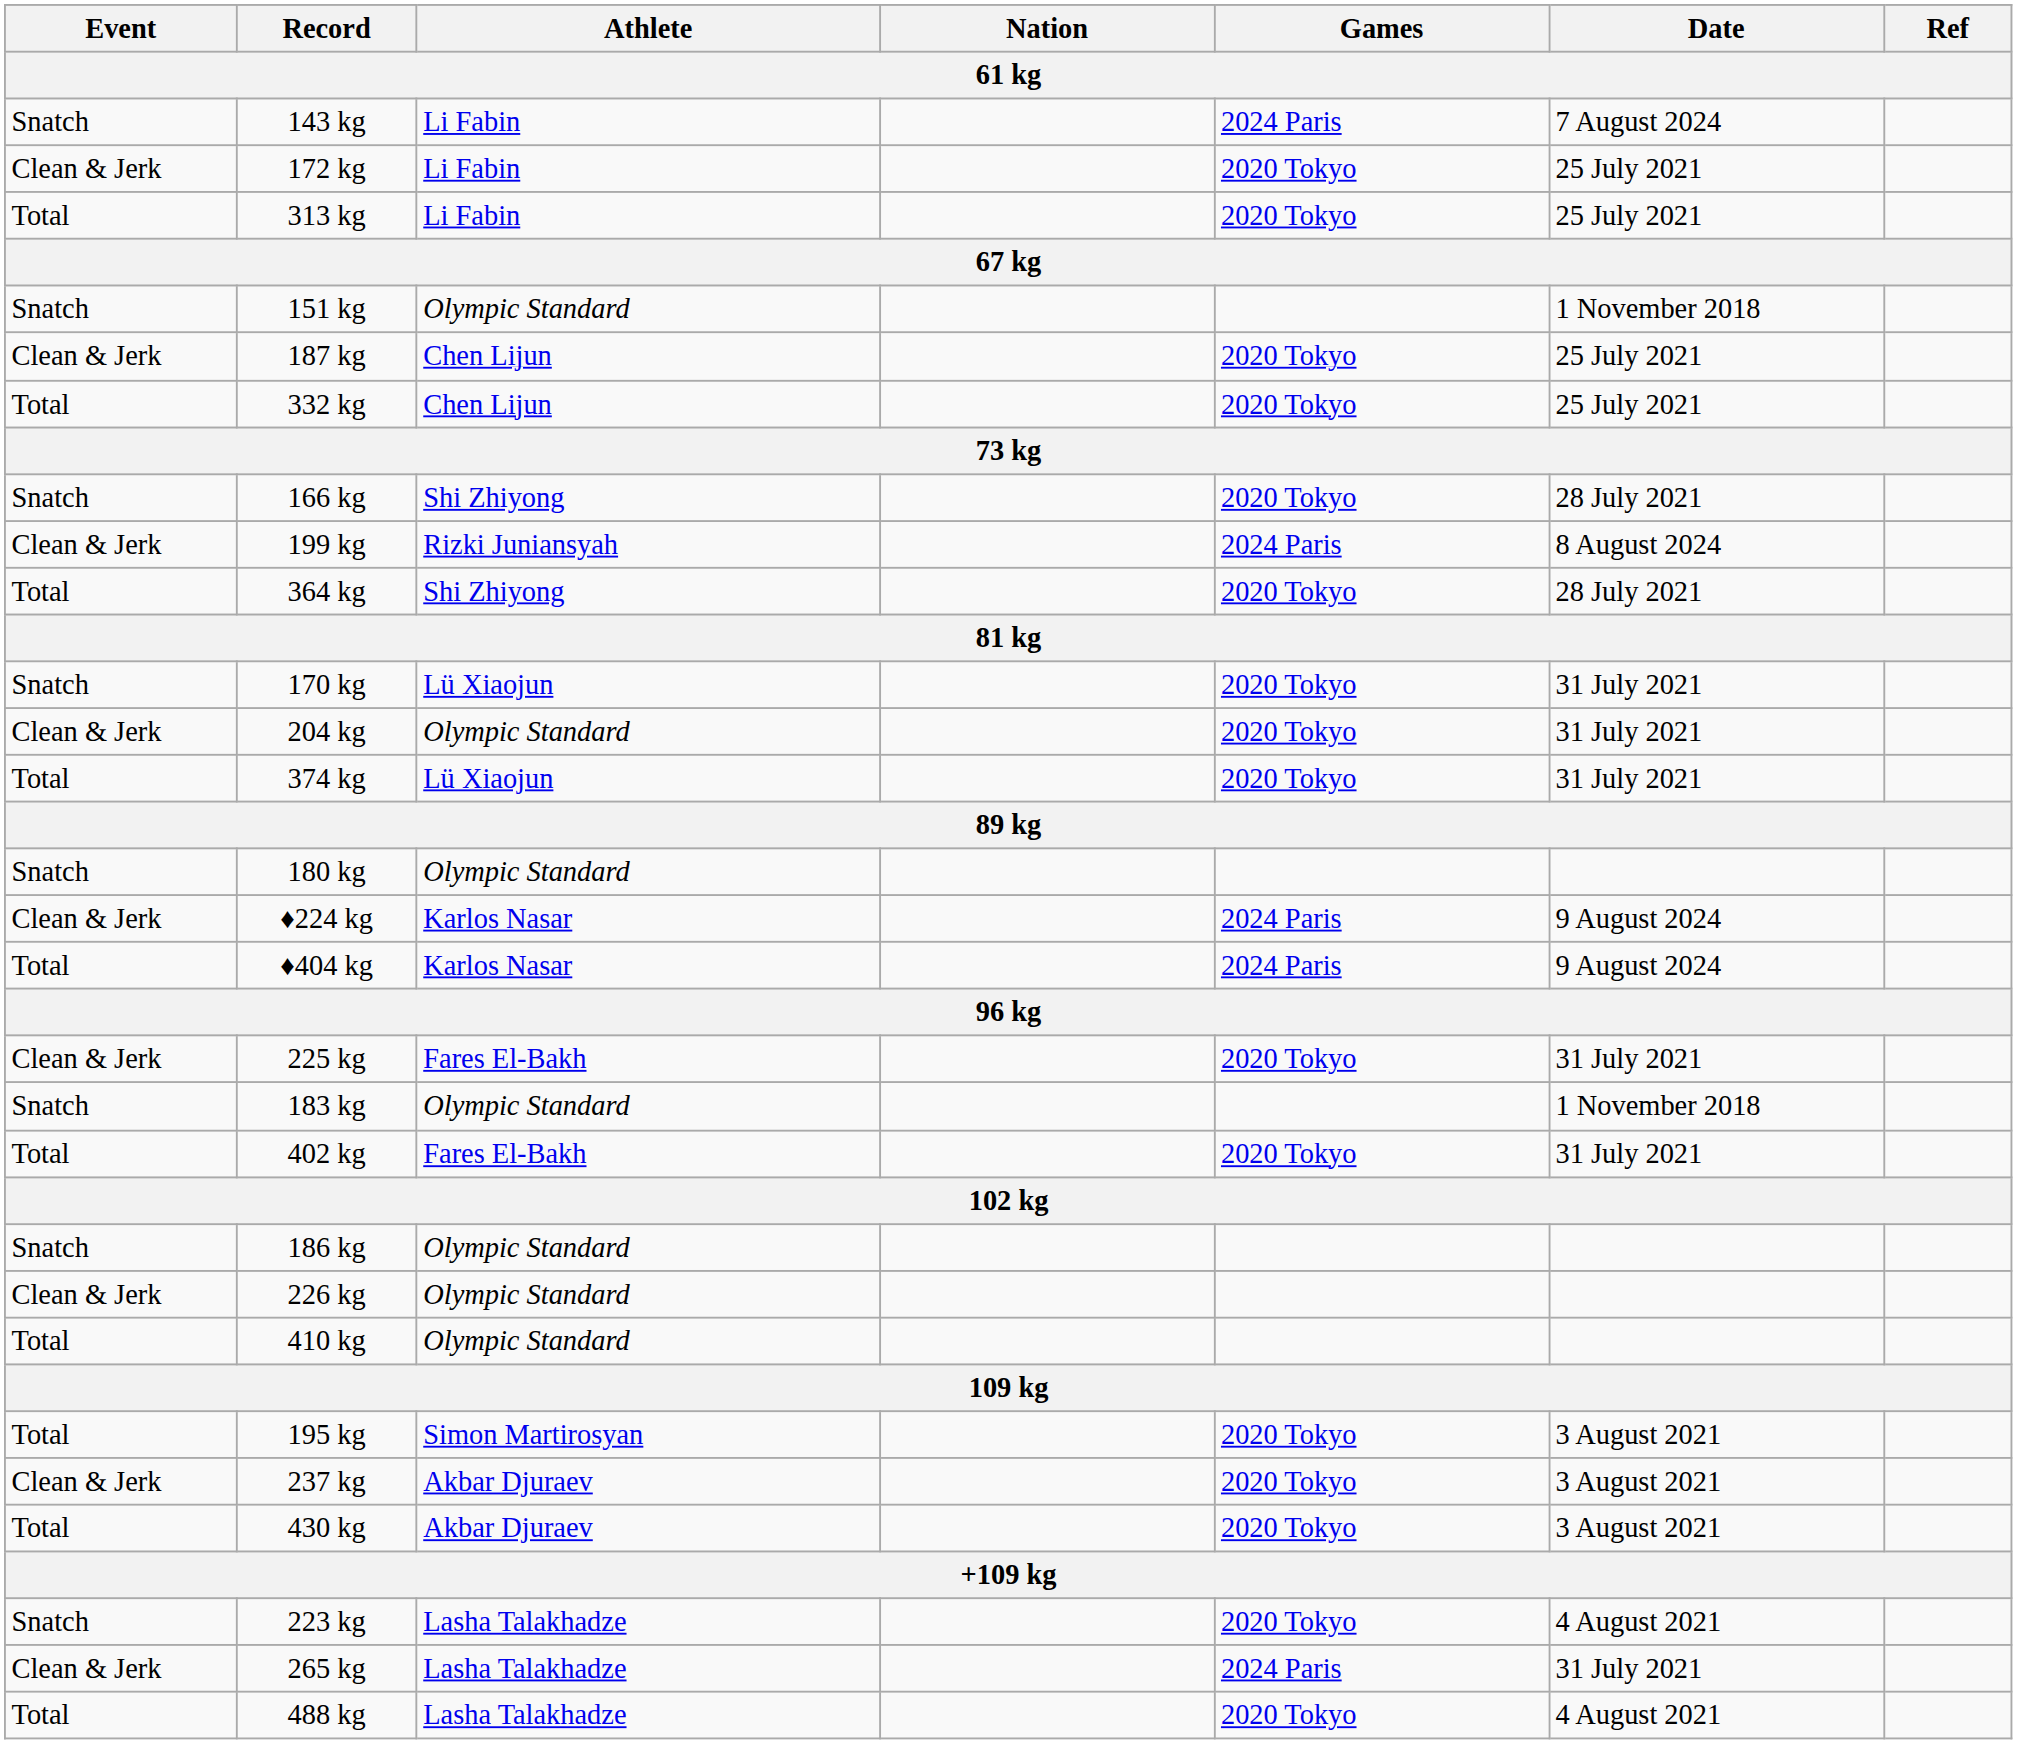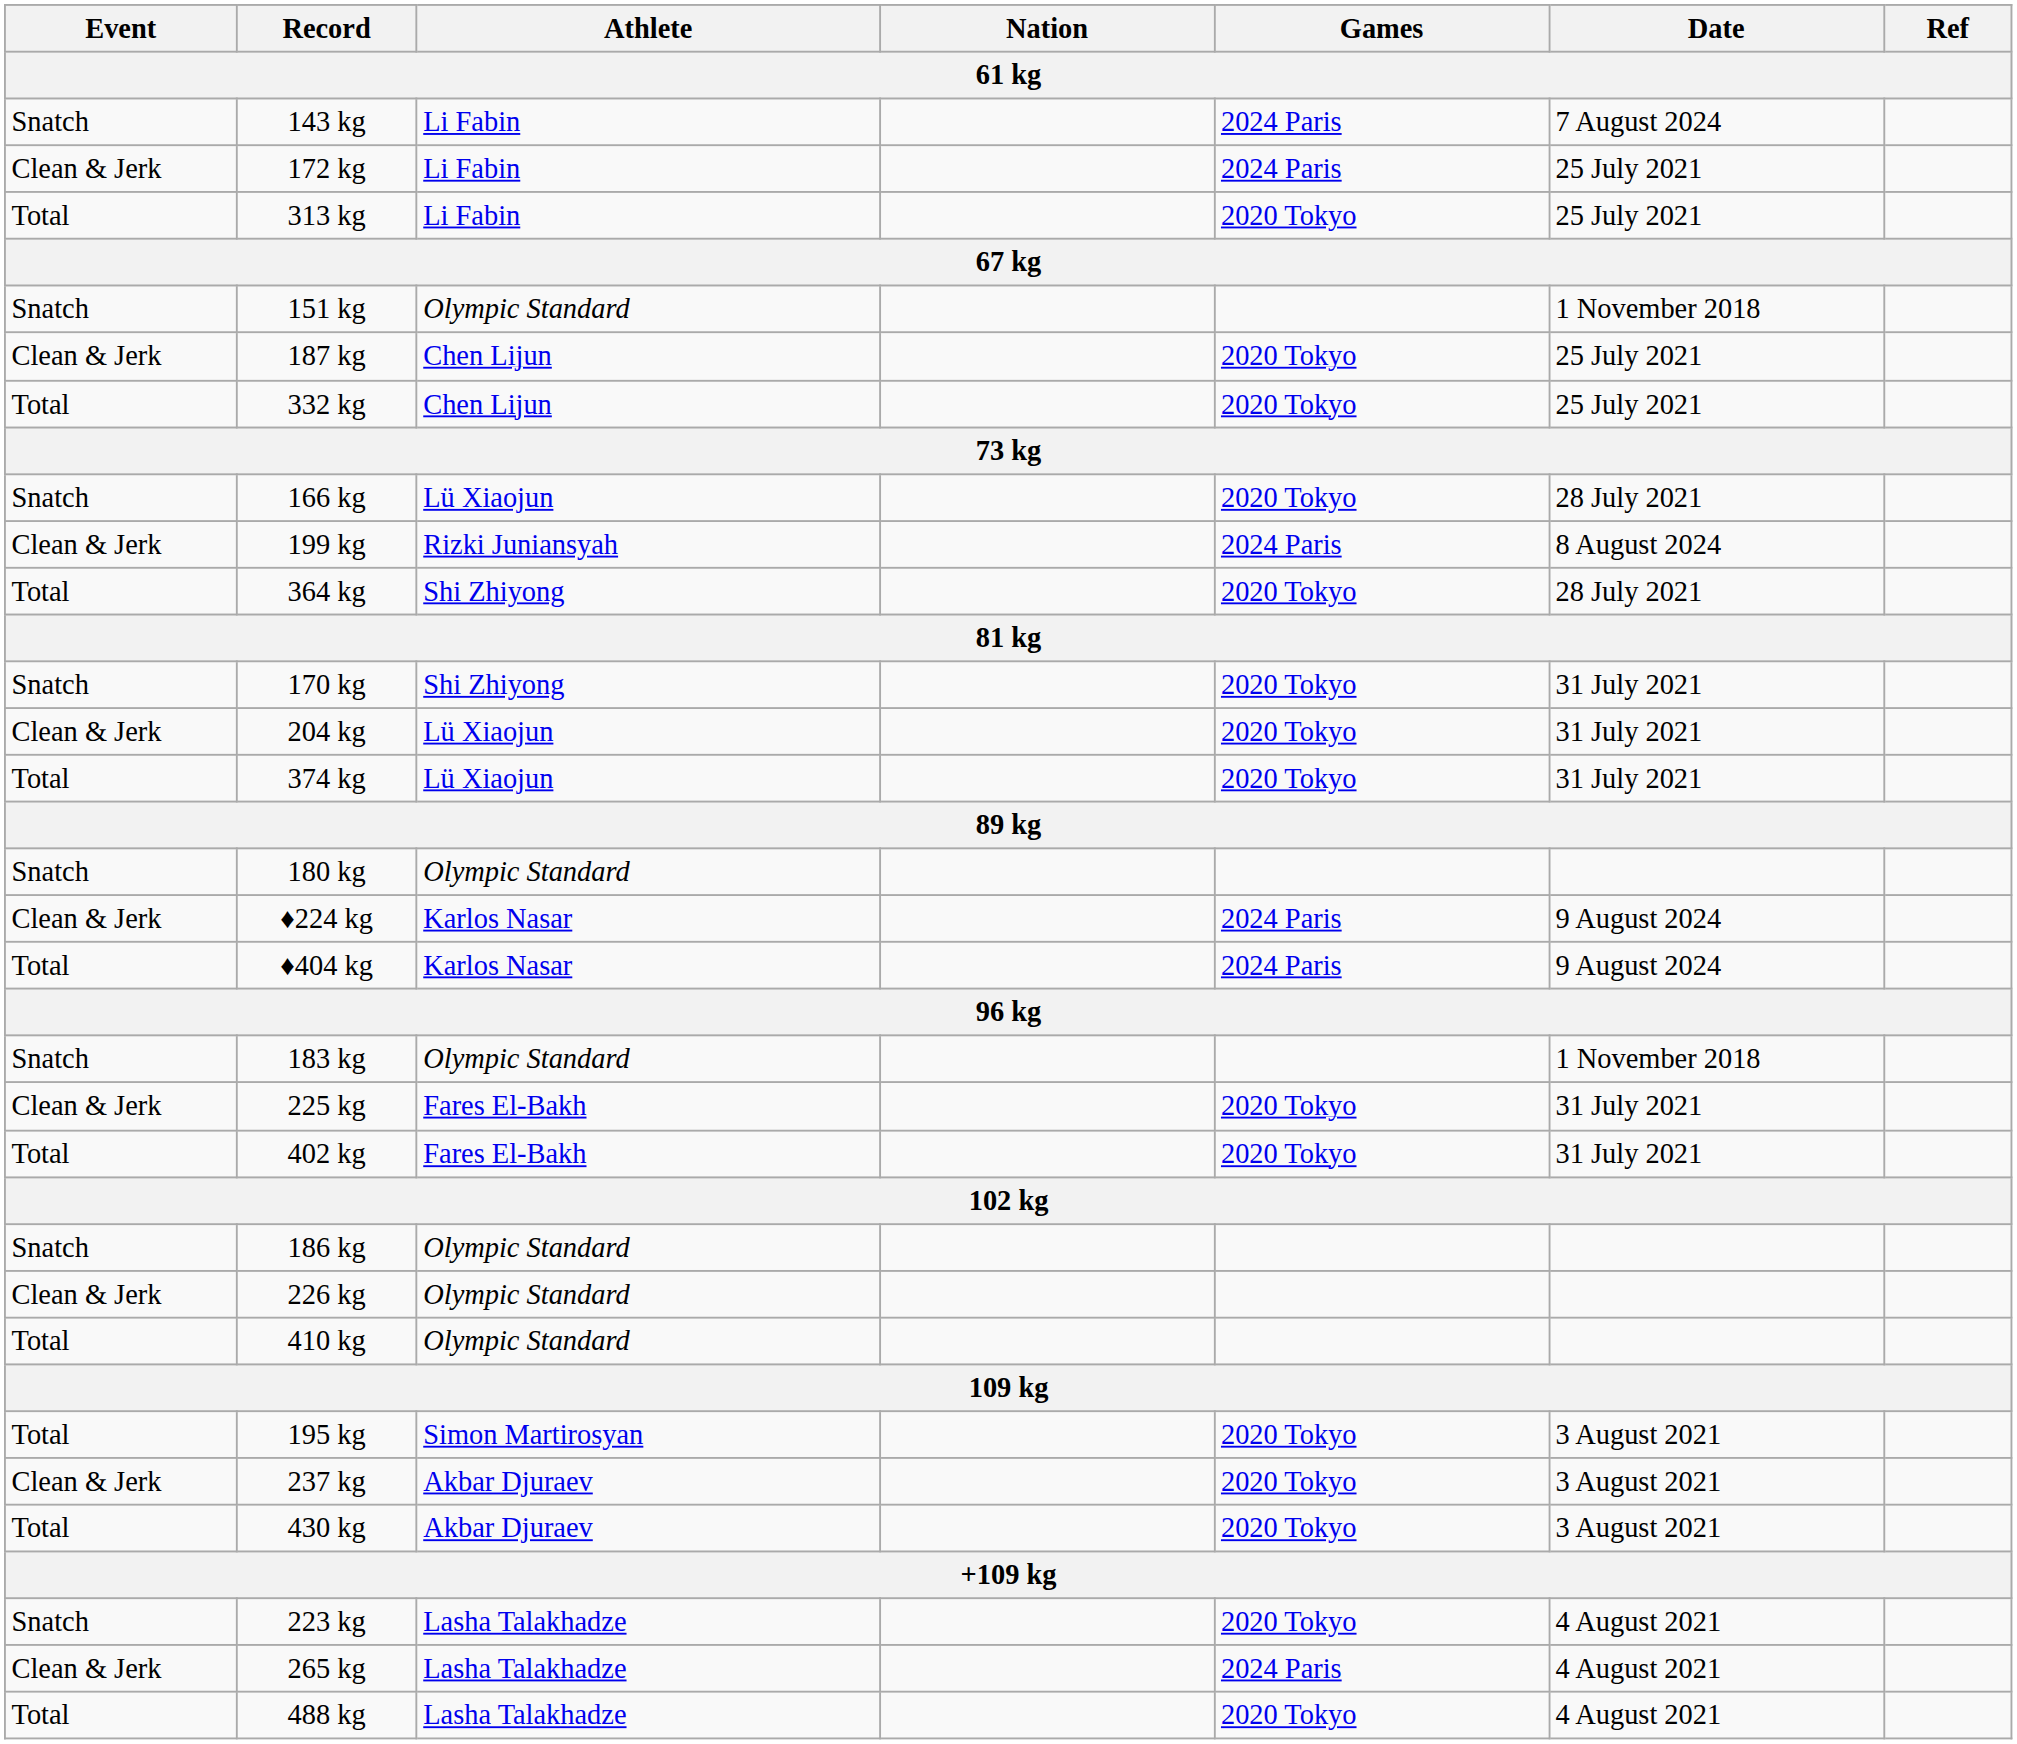(1289, 168) 2020 Tokyo -> (1281, 168) 2024 Paris
(494, 496) Shi Zhiyong -> (488, 496) Lü Xiaojun
(488, 684) Lü Xiaojun -> (494, 684) Shi Zhiyong
(526, 731) Olympic Standard -> (488, 731) Lü Xiaojun
rows swapped: (327, 1106) <-> (327, 1059)
(1629, 1668) 31 July 2021 -> (1638, 1668) 4 August 2021
